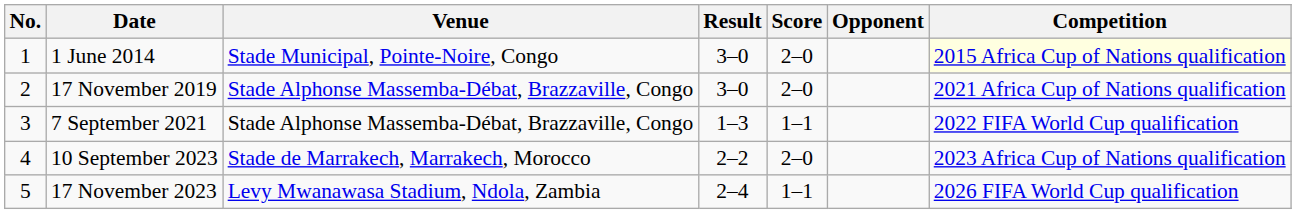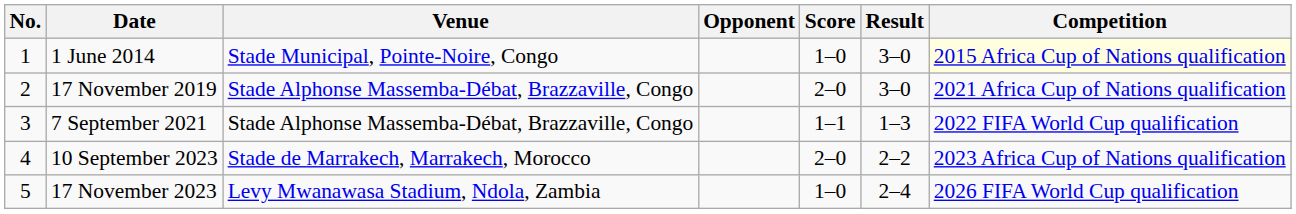columns swapped: (878, 21) <-> (732, 21)
(797, 55) 2–0 -> (830, 55) 1–0
(797, 191) 1–1 -> (830, 191) 1–0
